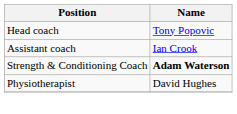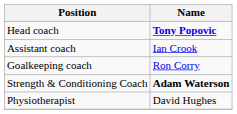(183, 30) normal -> (185, 30) bold
+ row: (49, 65)
